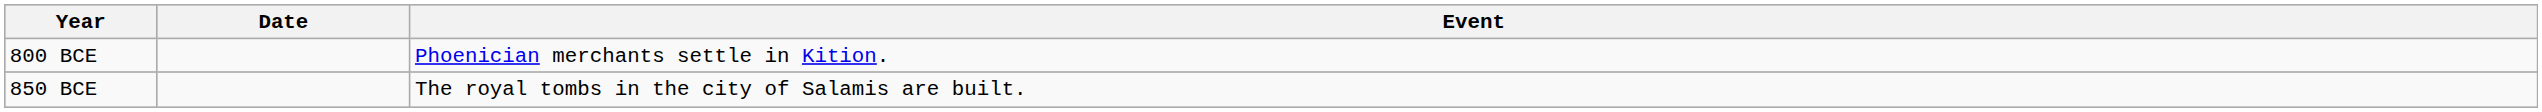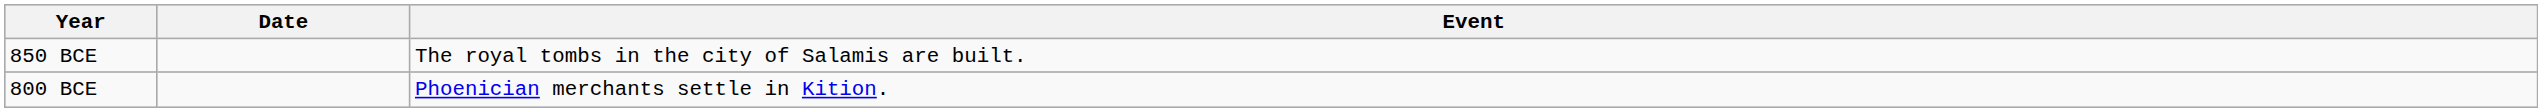rows swapped: (53, 90) <-> (53, 56)
